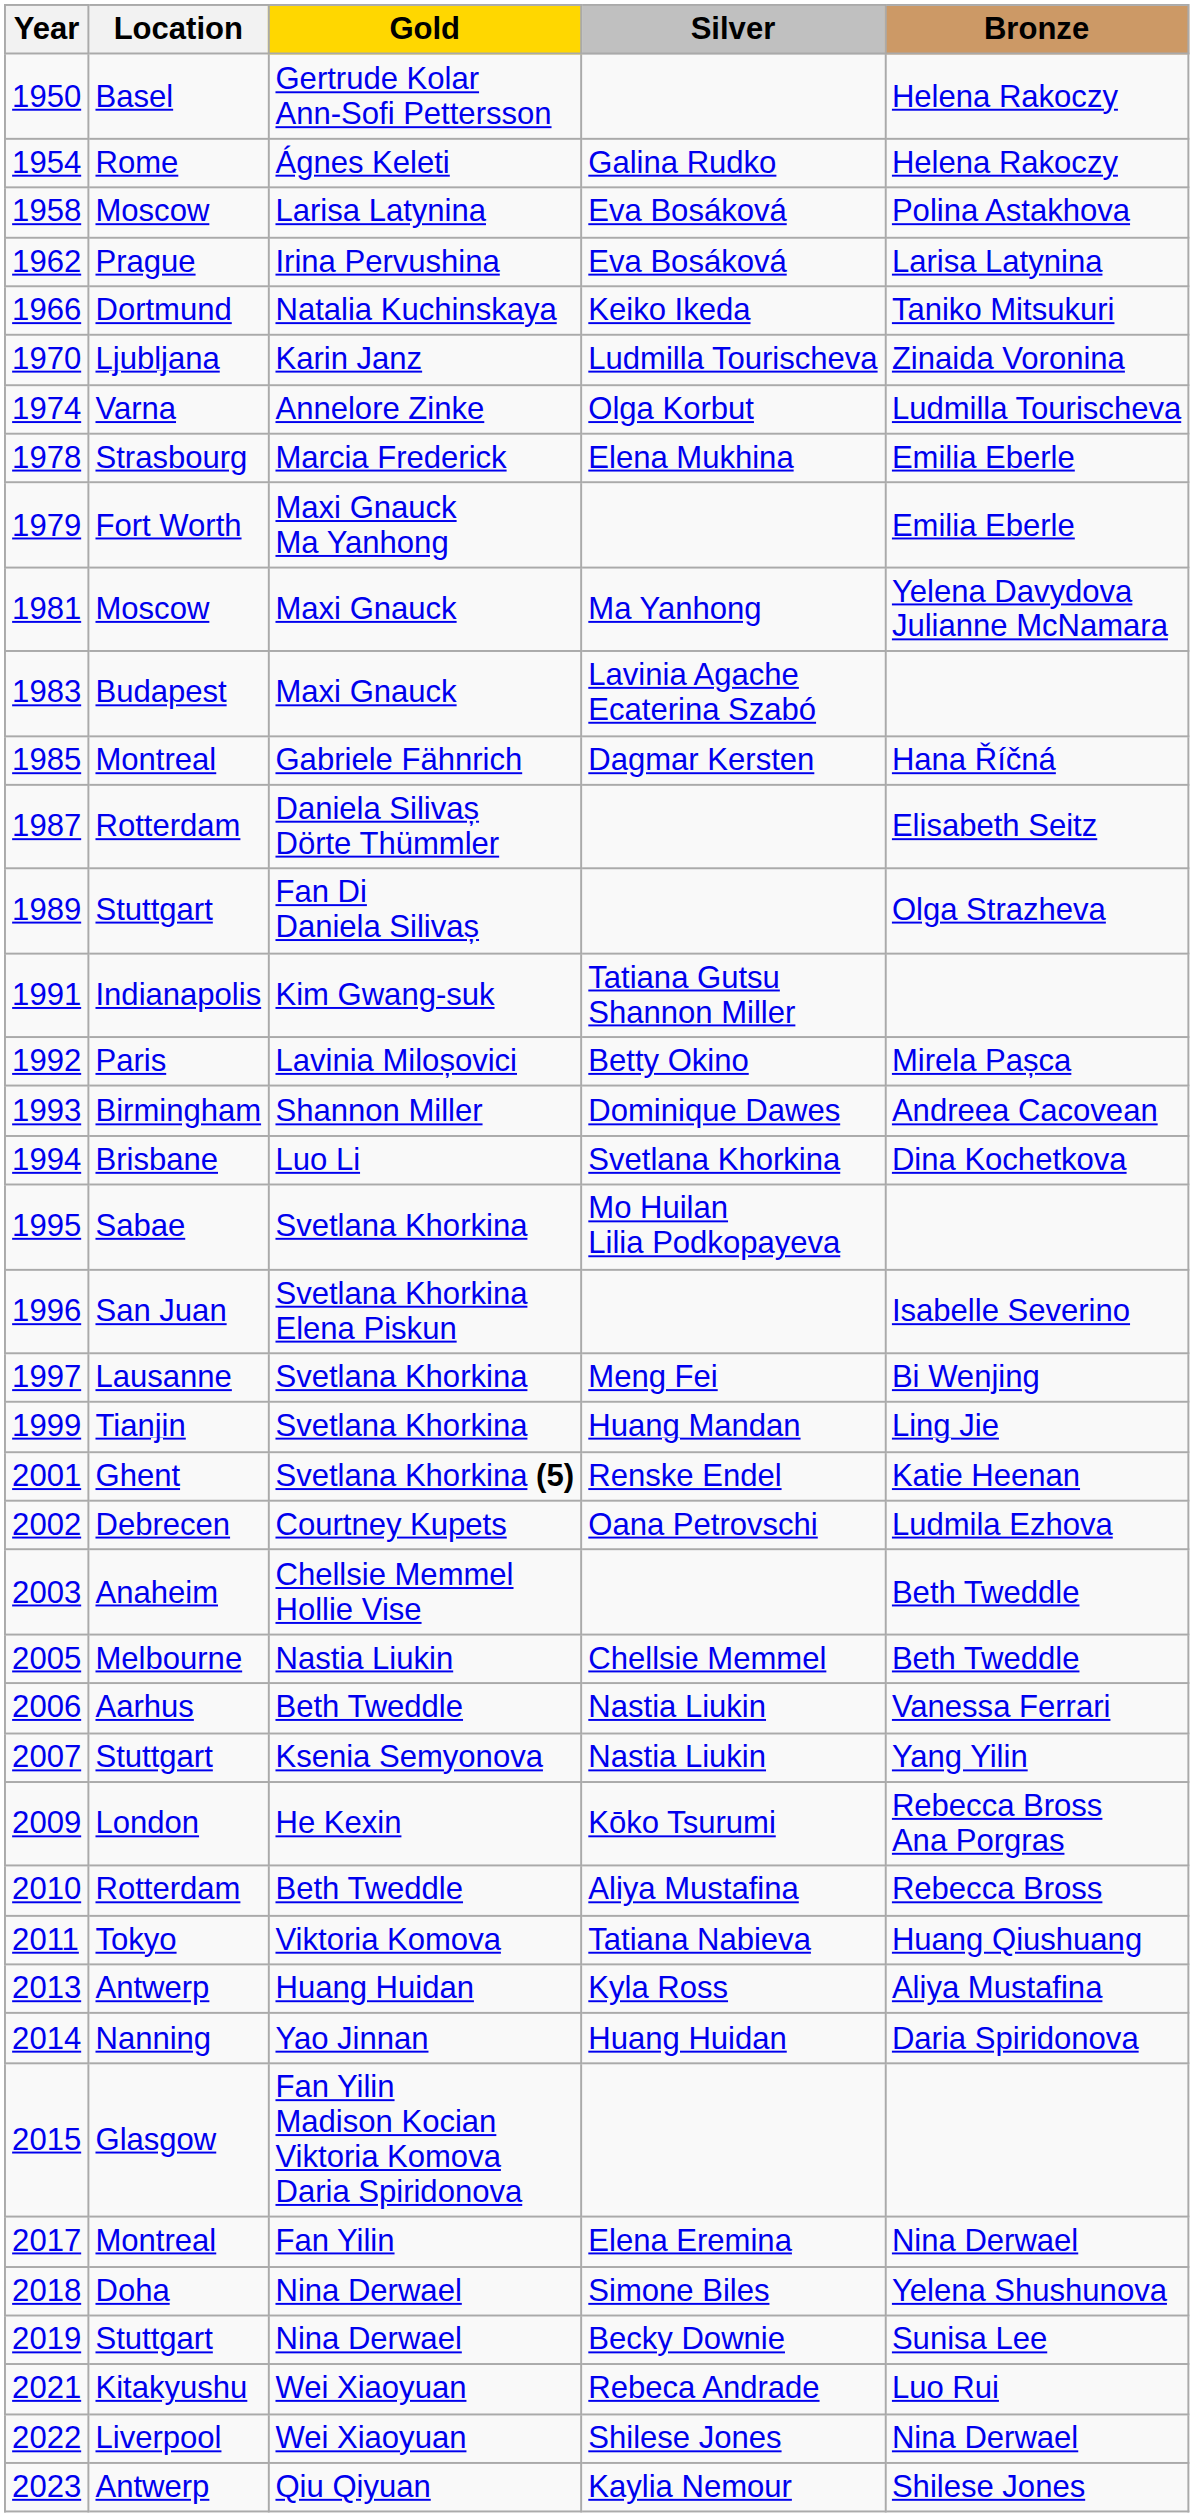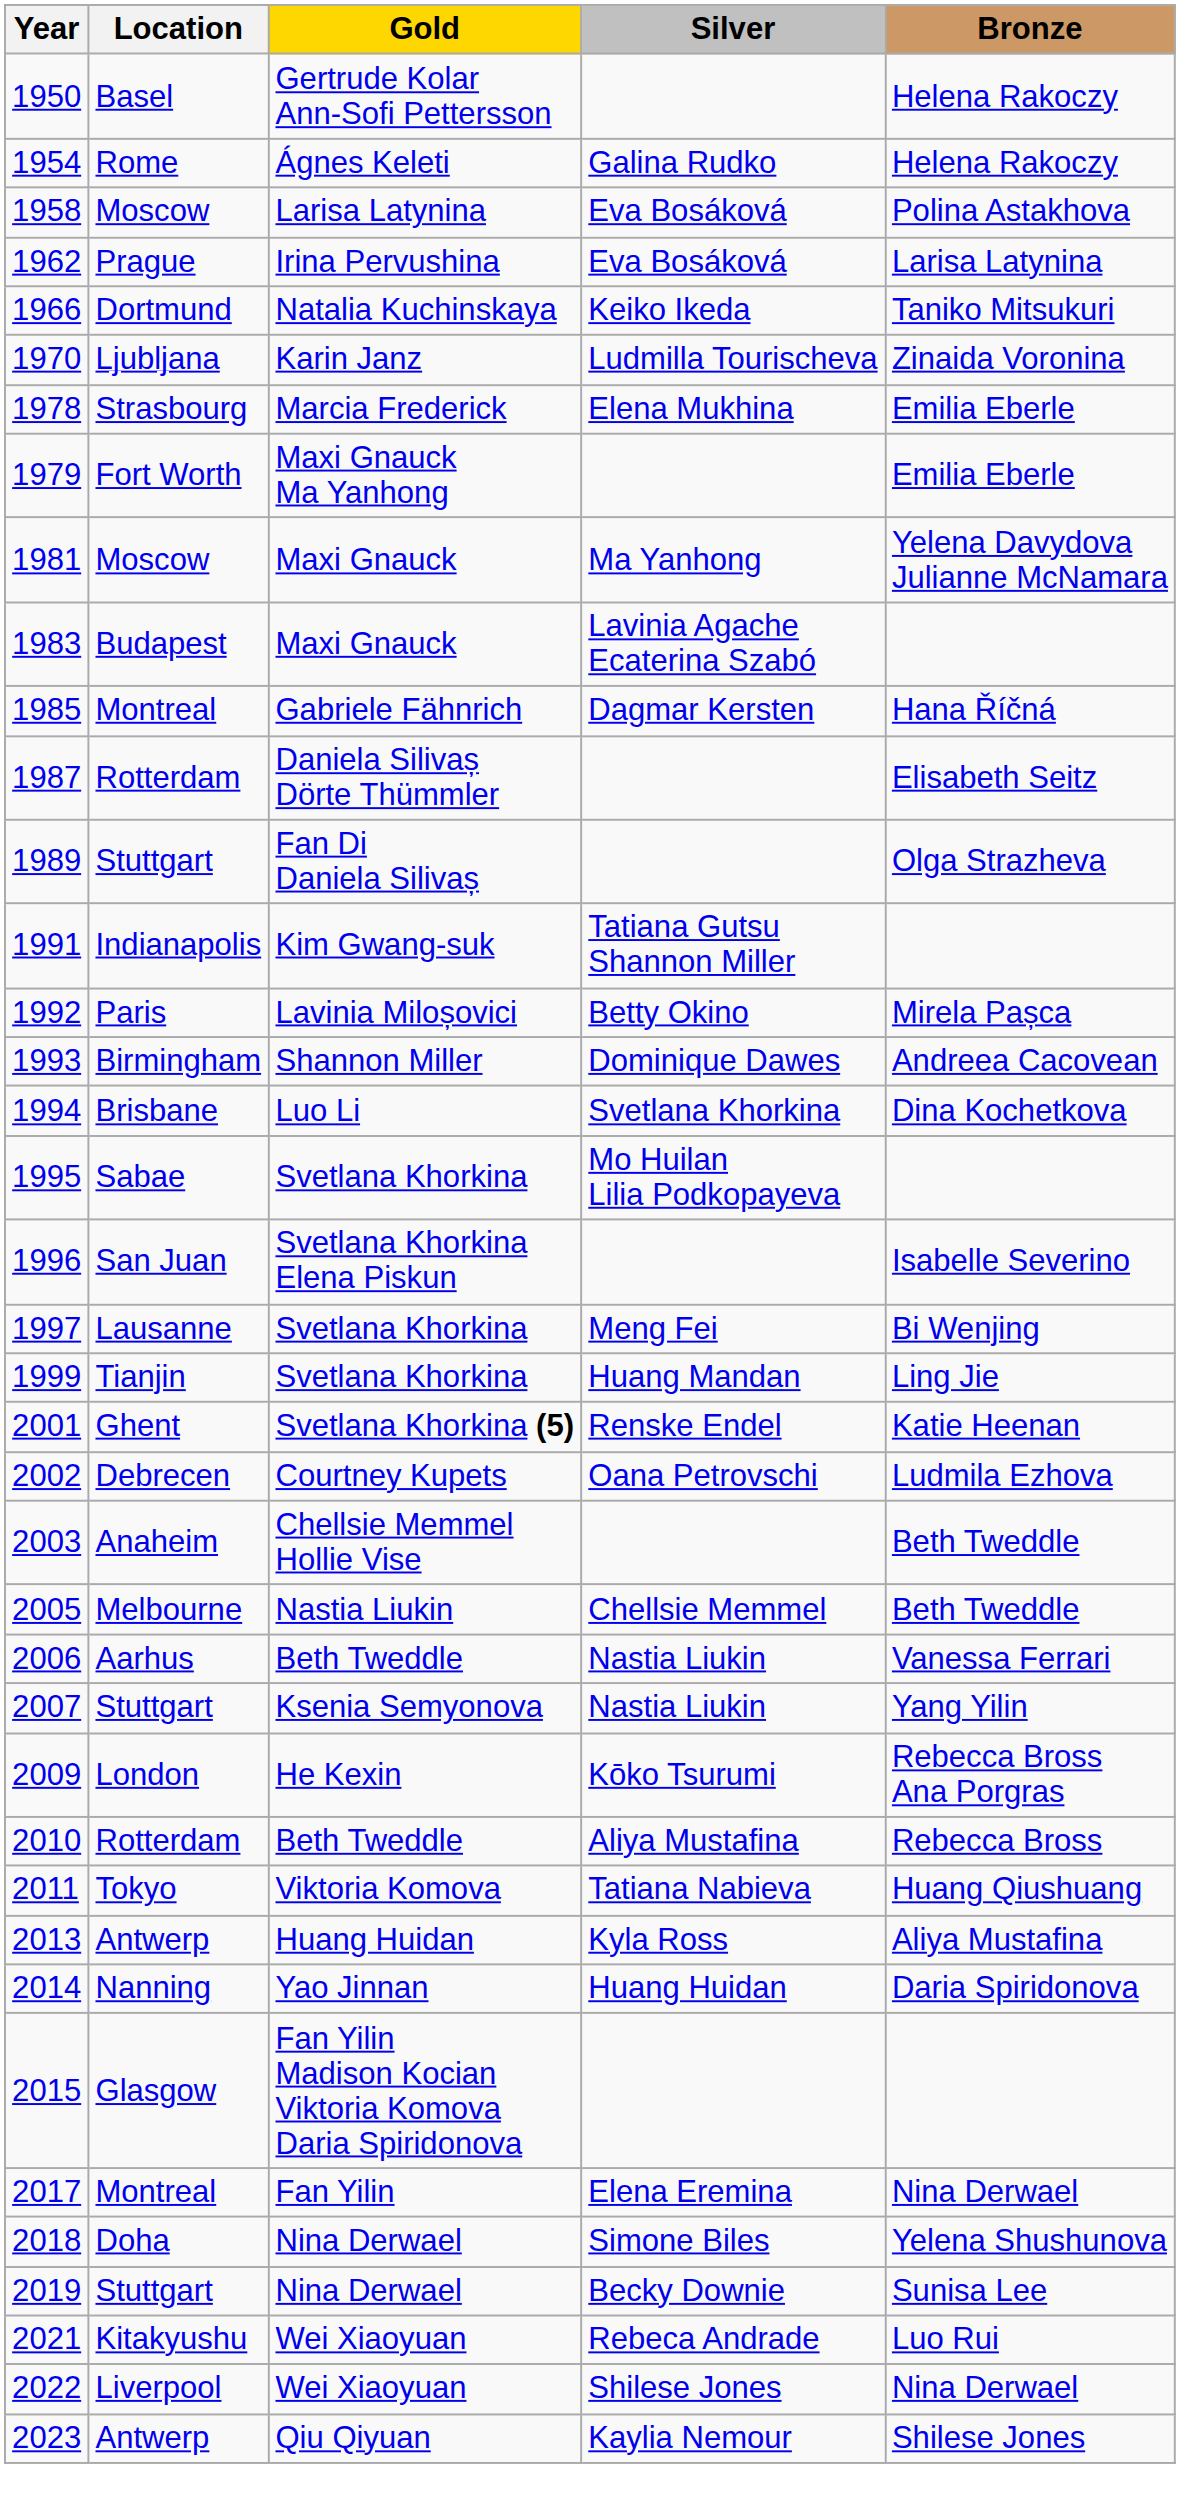- row: (47, 408)
